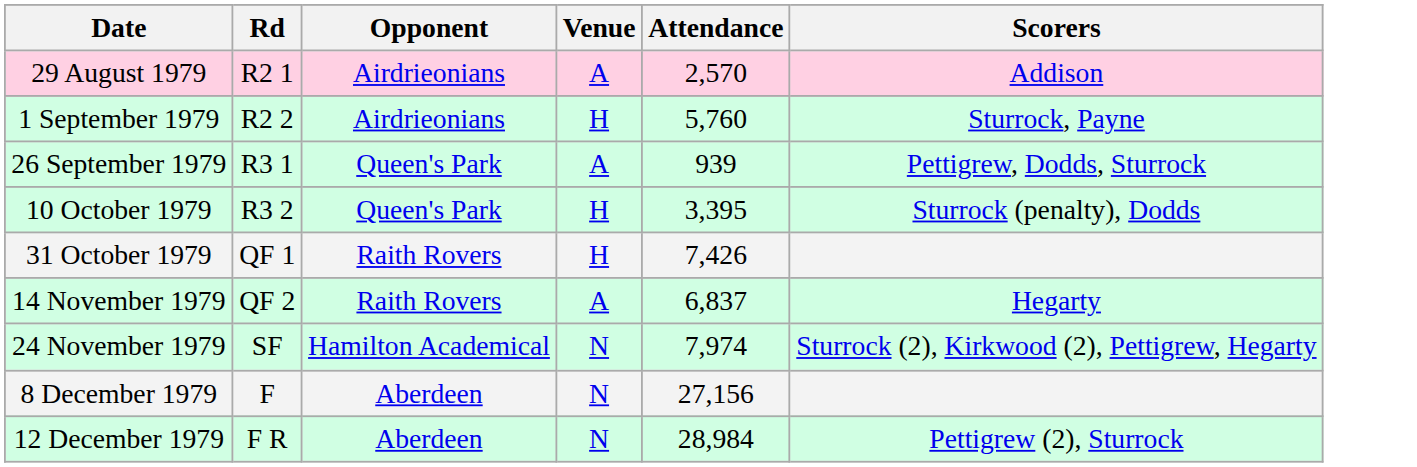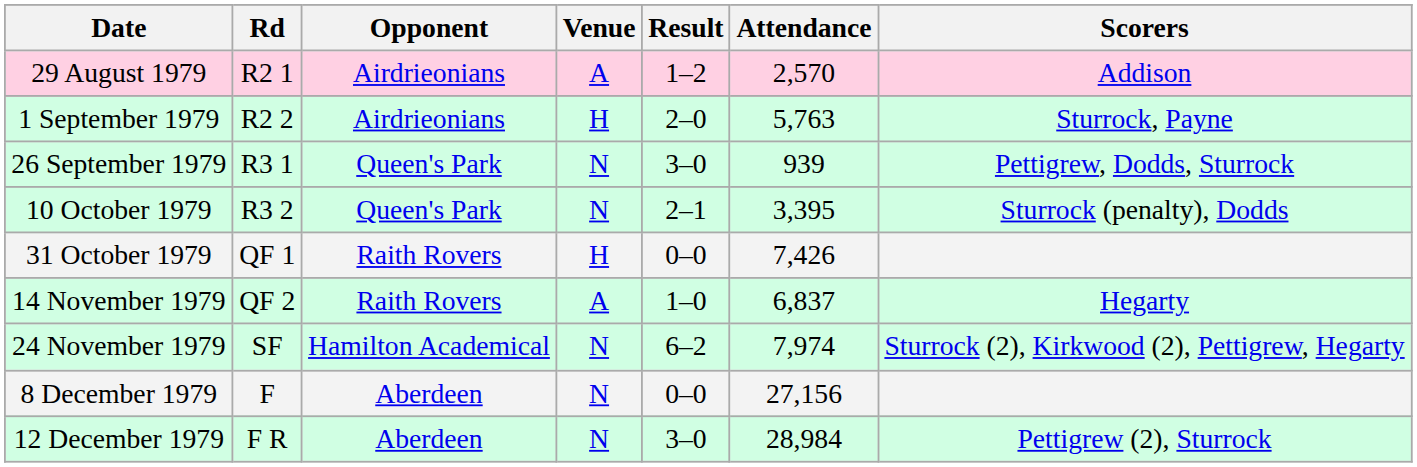+ column: (686, 27)
(716, 118) 5,760 -> (804, 118) 5,763
(599, 164) A -> (599, 164) N
(599, 209) H -> (599, 209) N
